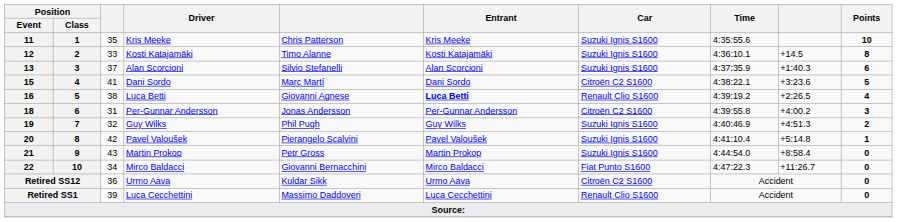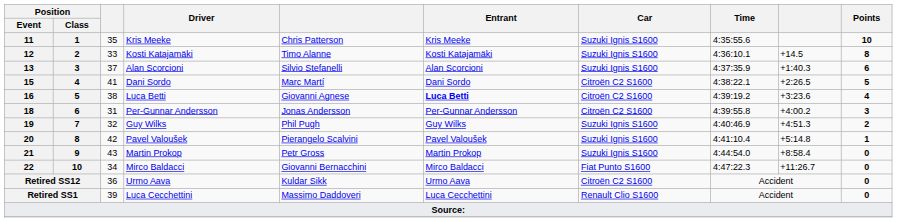(795, 82) +3:23.6 -> (795, 82) +2:26.5
(620, 96) Renault Clio S1600 -> (617, 96) Citroën C2 S1600
(795, 96) +2:26.5 -> (795, 96) +3:23.6
